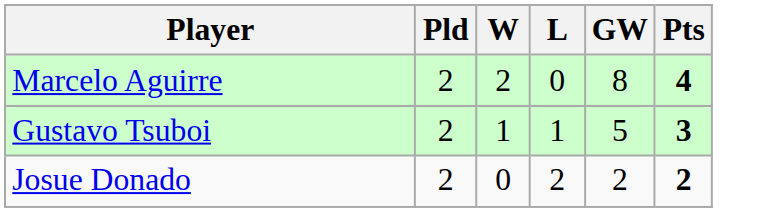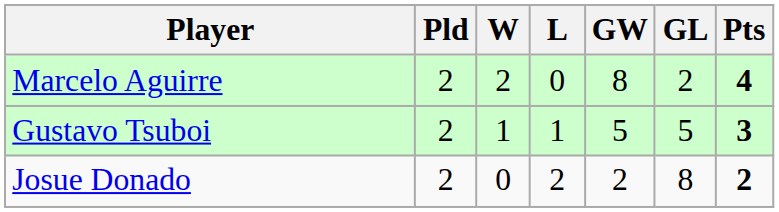+ column: (686, 29)
